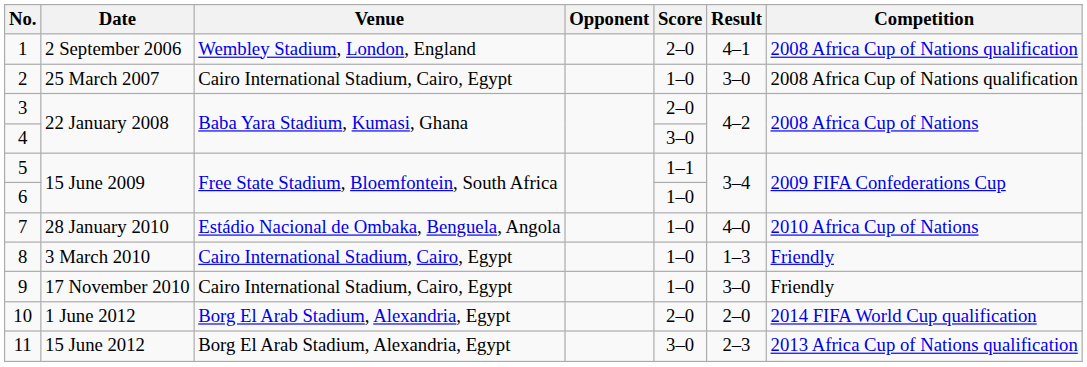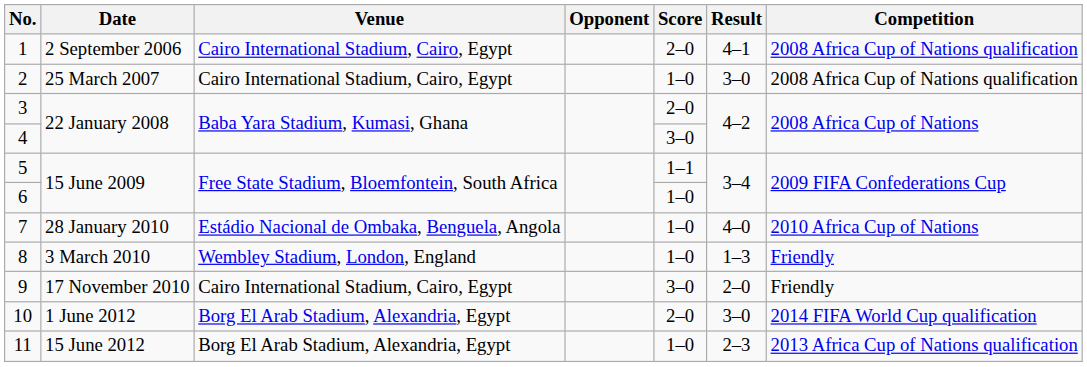(337, 49) Wembley Stadium, London, England -> (355, 49) Cairo International Stadium, Cairo, Egypt
(355, 256) Cairo International Stadium, Cairo, Egypt -> (337, 256) Wembley Stadium, London, England
(680, 286) 1–0 -> (680, 286) 3–0
(736, 286) 3–0 -> (736, 286) 2–0
(736, 316) 2–0 -> (736, 316) 3–0
(680, 345) 3–0 -> (680, 345) 1–0
